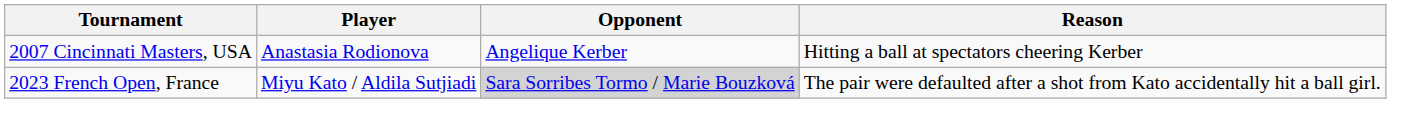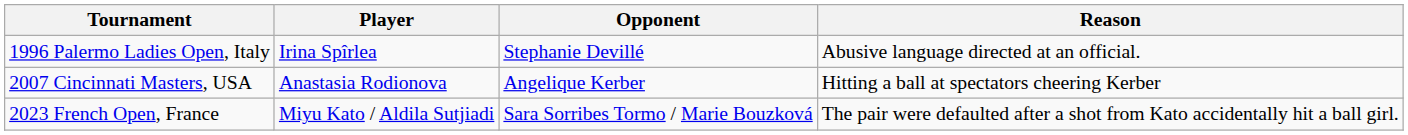+ row: (140, 51)
(640, 82) lightgrey background -> (658, 113) no background
